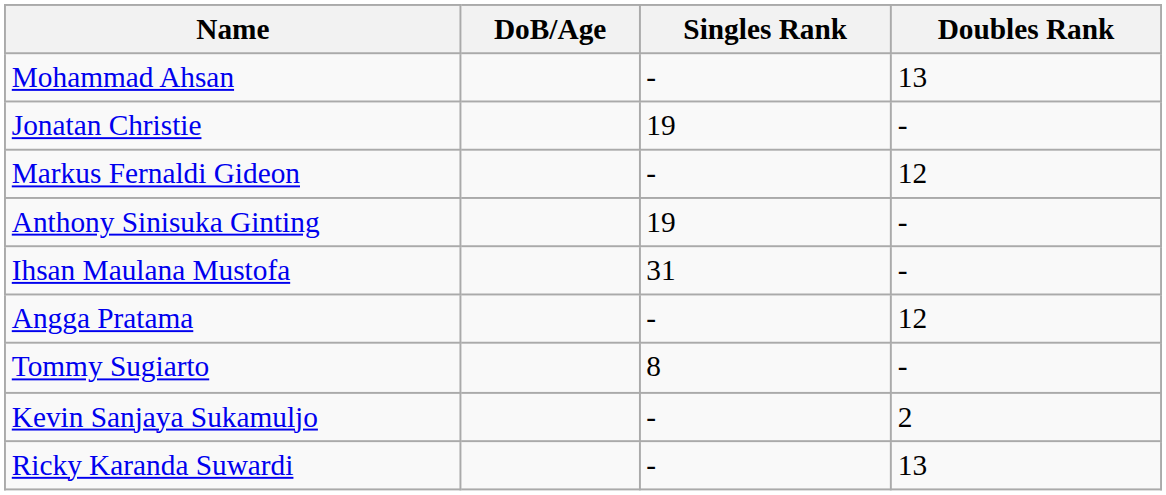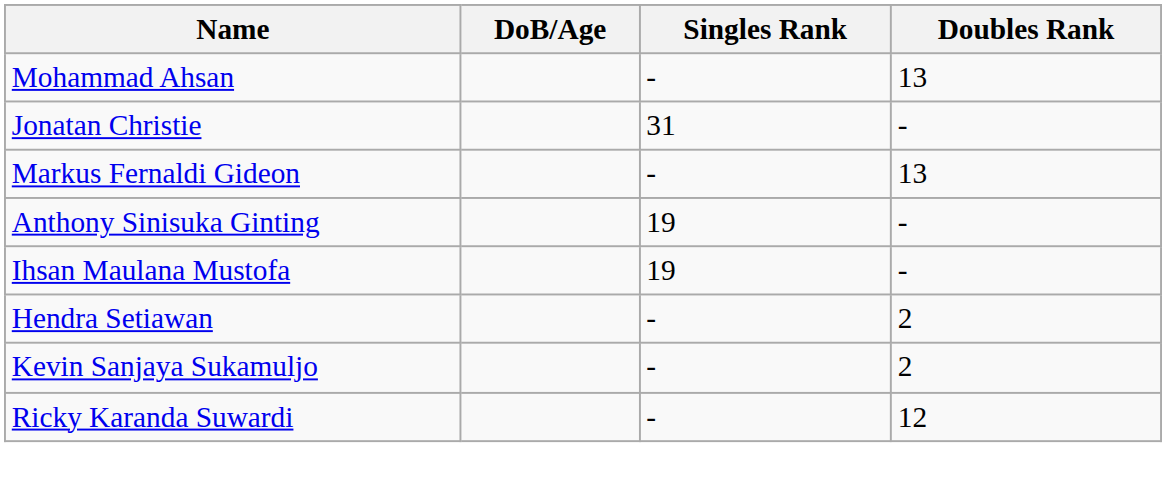(661, 125) 19 -> (661, 125) 31
(912, 173) 12 -> (912, 173) 13
(661, 270) 31 -> (661, 270) 19
- row: (103, 319)
+ row: (112, 319)
- row: (110, 367)
(912, 464) 13 -> (912, 415) 12
